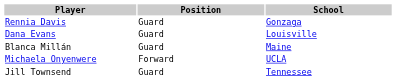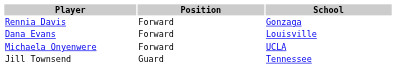(151, 22) Guard -> (156, 22) Forward
(151, 35) Guard -> (156, 35) Forward
- row: (38, 47)
